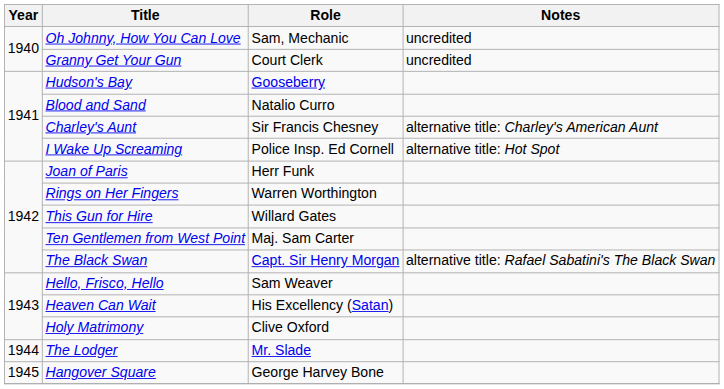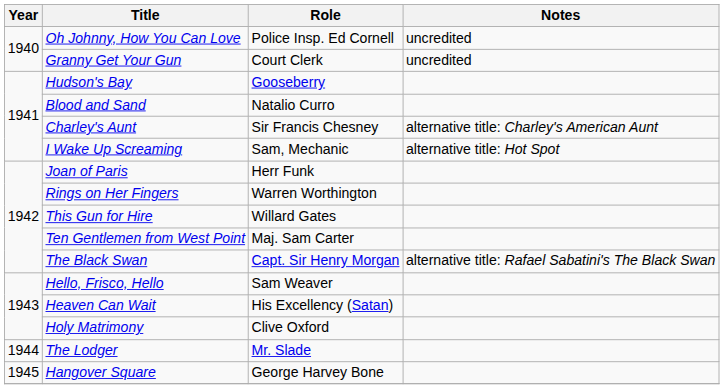(300, 37) Sam, Mechanic -> (323, 37) Police Insp. Ed Cornell
(323, 149) Police Insp. Ed Cornell -> (300, 149) Sam, Mechanic
